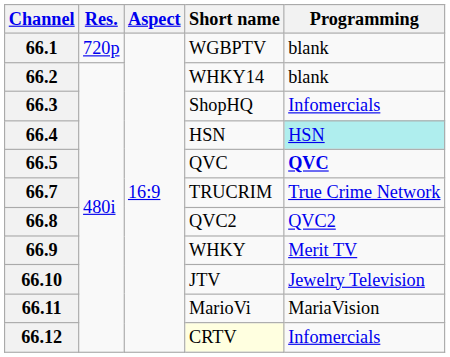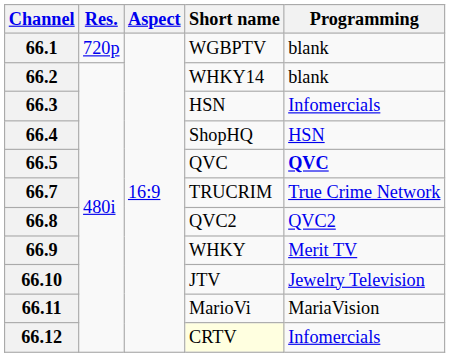(221, 105) ShopHQ -> (207, 105) HSN
(207, 134) HSN -> (221, 134) ShopHQ
(306, 134) paleturquoise background -> (306, 134) no background
